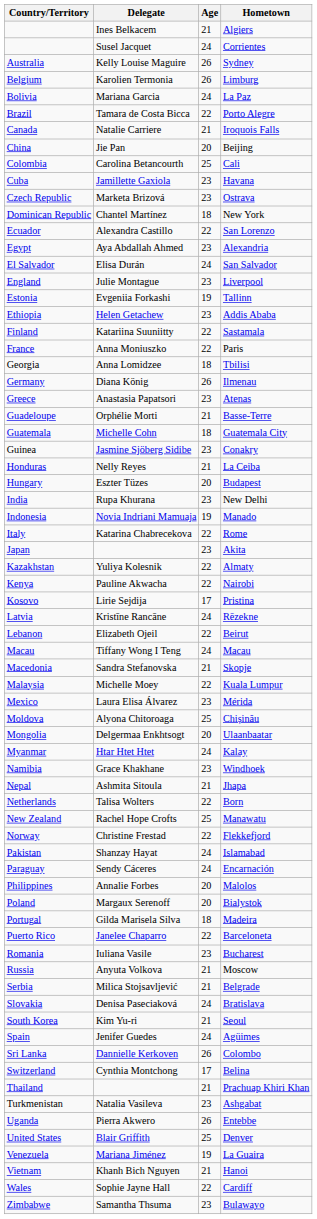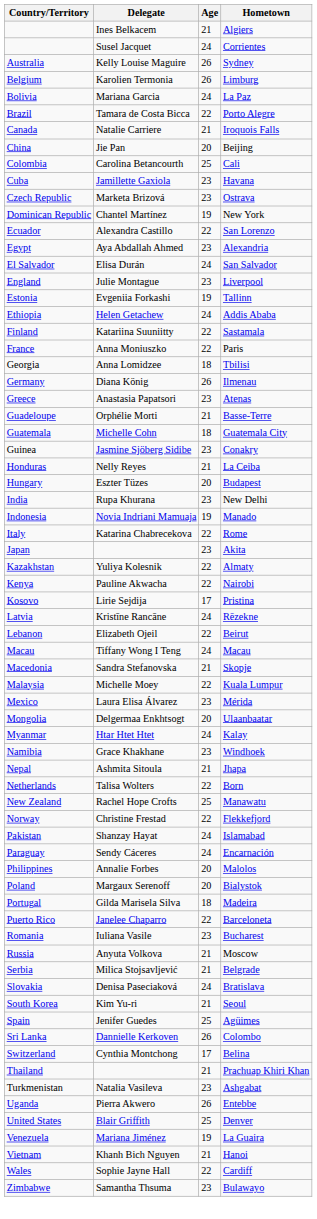(206, 214) 18 -> (206, 214) 19
(206, 315) 23 -> (206, 315) 24
- row: (241, 718)
(206, 1037) 24 -> (206, 1020) 25
